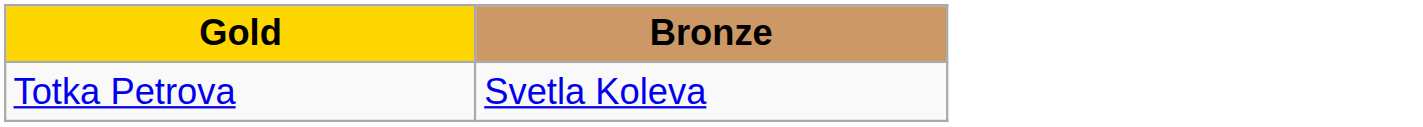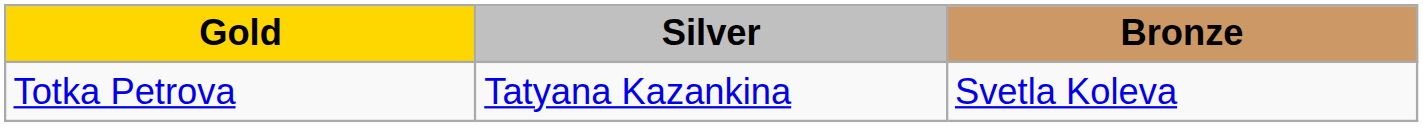+ column: (711, 33)
